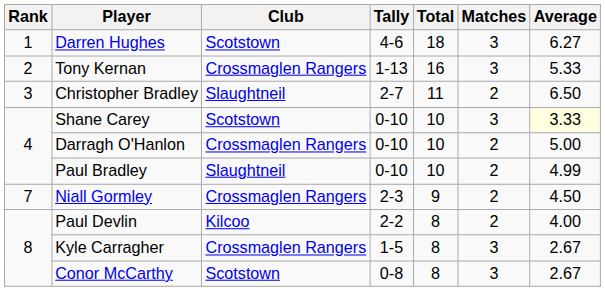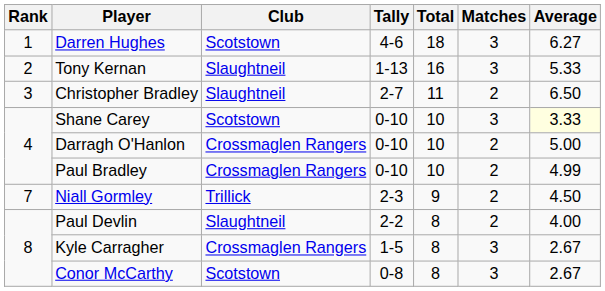(286, 68) Crossmaglen Rangers -> (245, 68) Slaughtneil
(245, 171) Slaughtneil -> (286, 171) Crossmaglen Rangers
(286, 196) Crossmaglen Rangers -> (228, 196) Trillick
(227, 222) Kilcoo -> (245, 222) Slaughtneil
